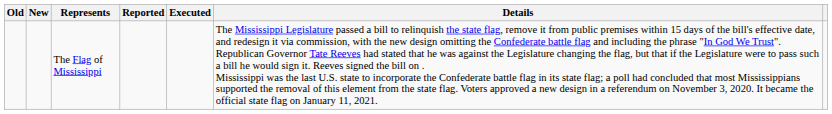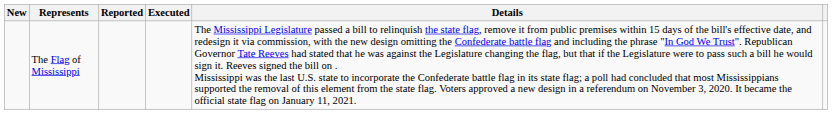- column: (15, 12)
